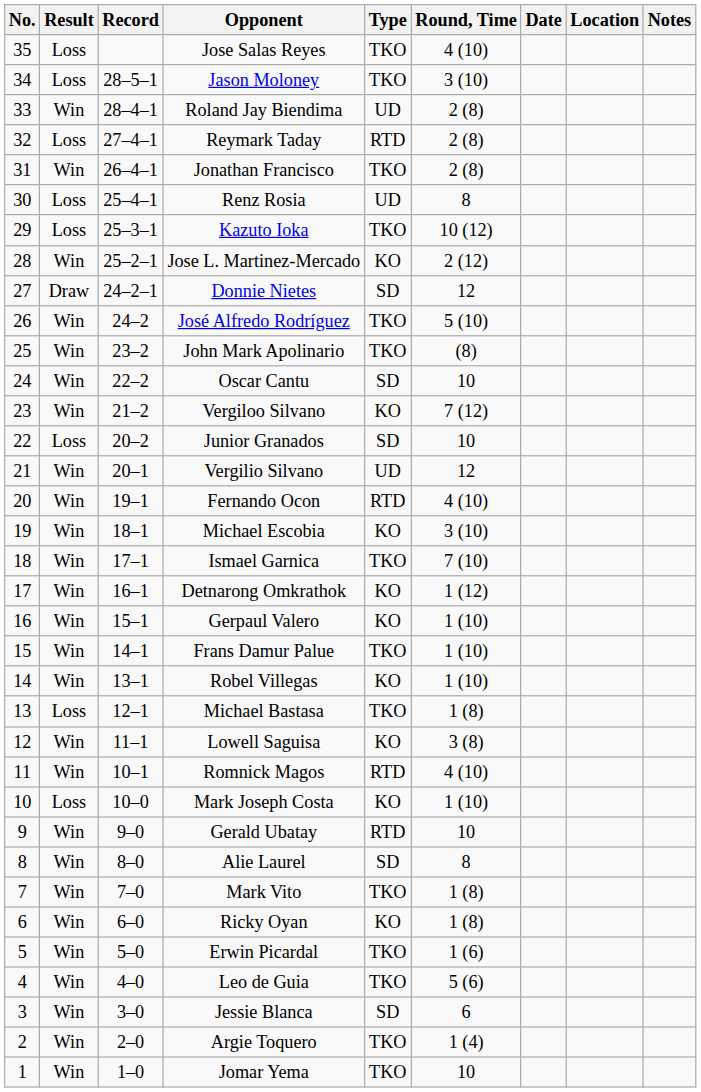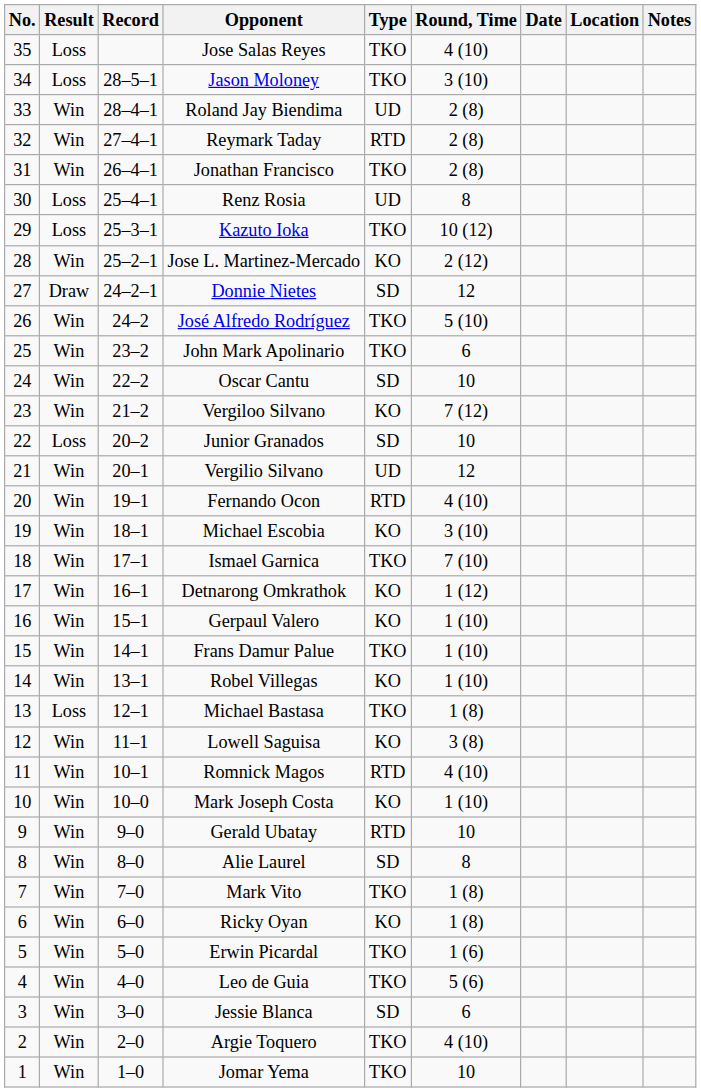(69, 140) Loss -> (69, 140) Win
(466, 350) (8) -> (466, 350) 6
(69, 801) Loss -> (69, 801) Win
(466, 1042) 1 (4) -> (466, 1042) 4 (10)
